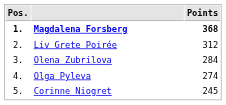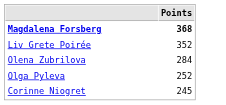- column: (18, 13)
(210, 45) 312 -> (184, 45) 352
(210, 76) 274 -> (184, 76) 252
